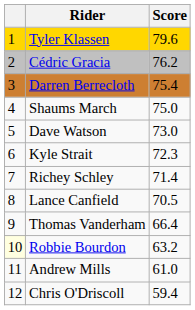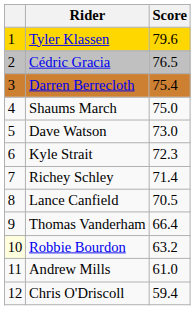(165, 62) 76.2 -> (165, 62) 76.5
